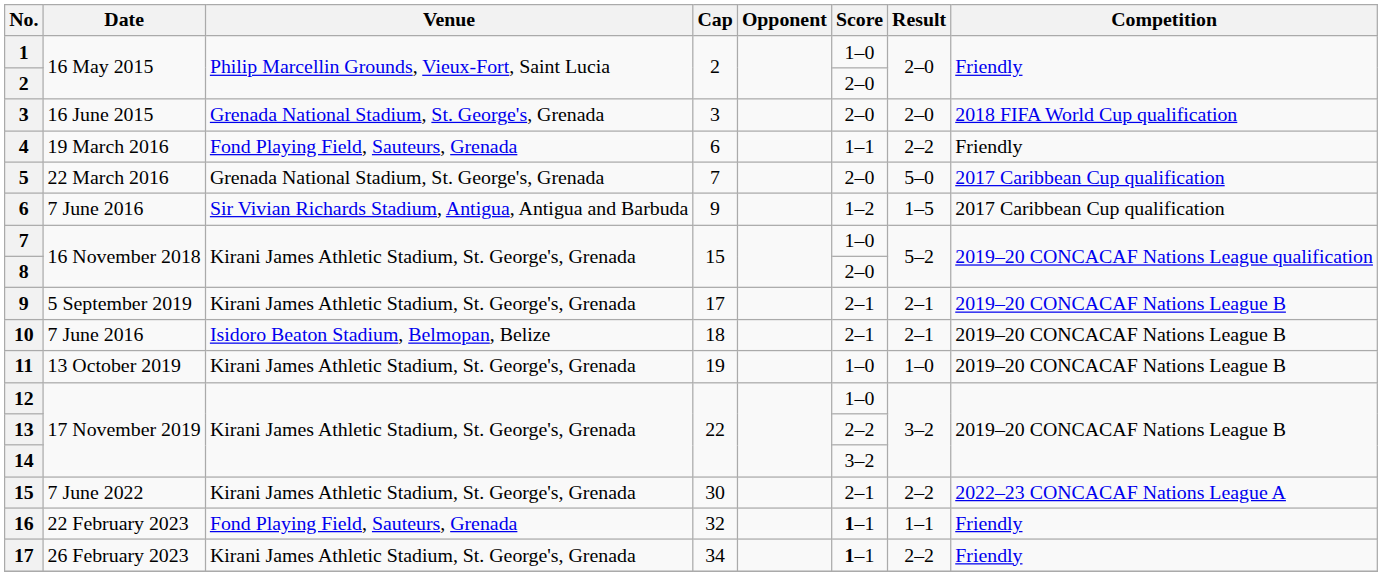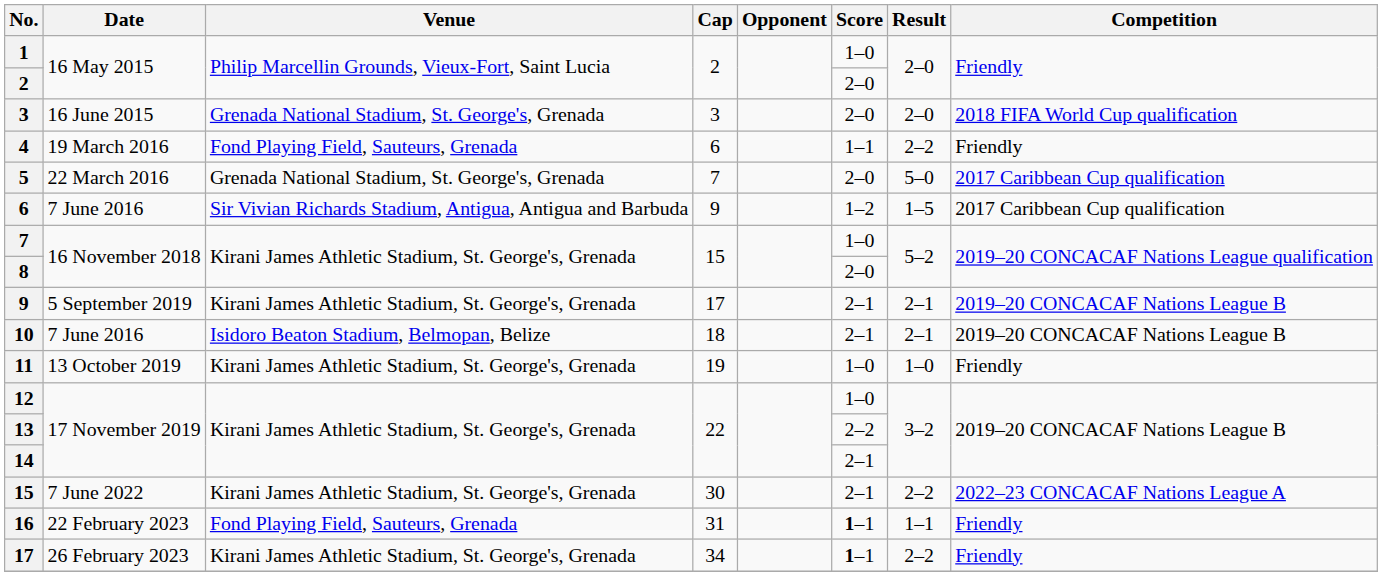(1121, 366) 2019–20 CONCACAF Nations League B -> (989, 366) Friendly
(859, 460) 3–2 -> (859, 460) 2–1
(715, 523) 32 -> (715, 523) 31
